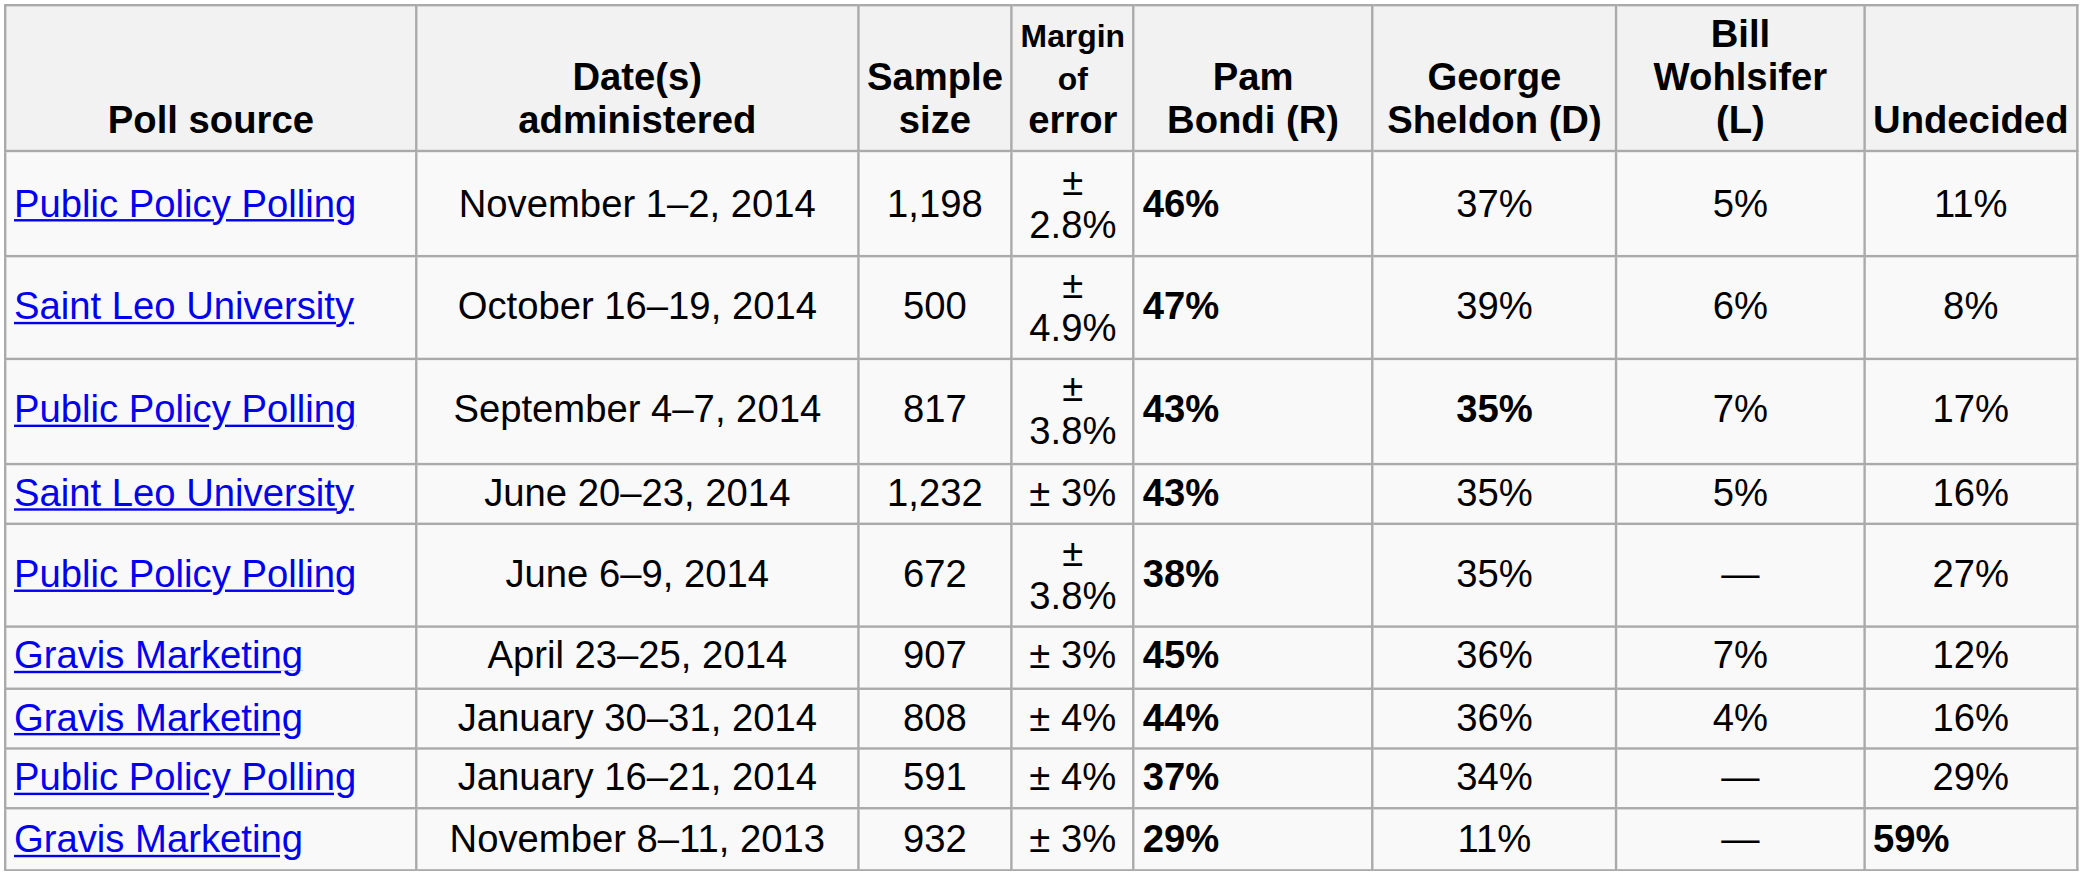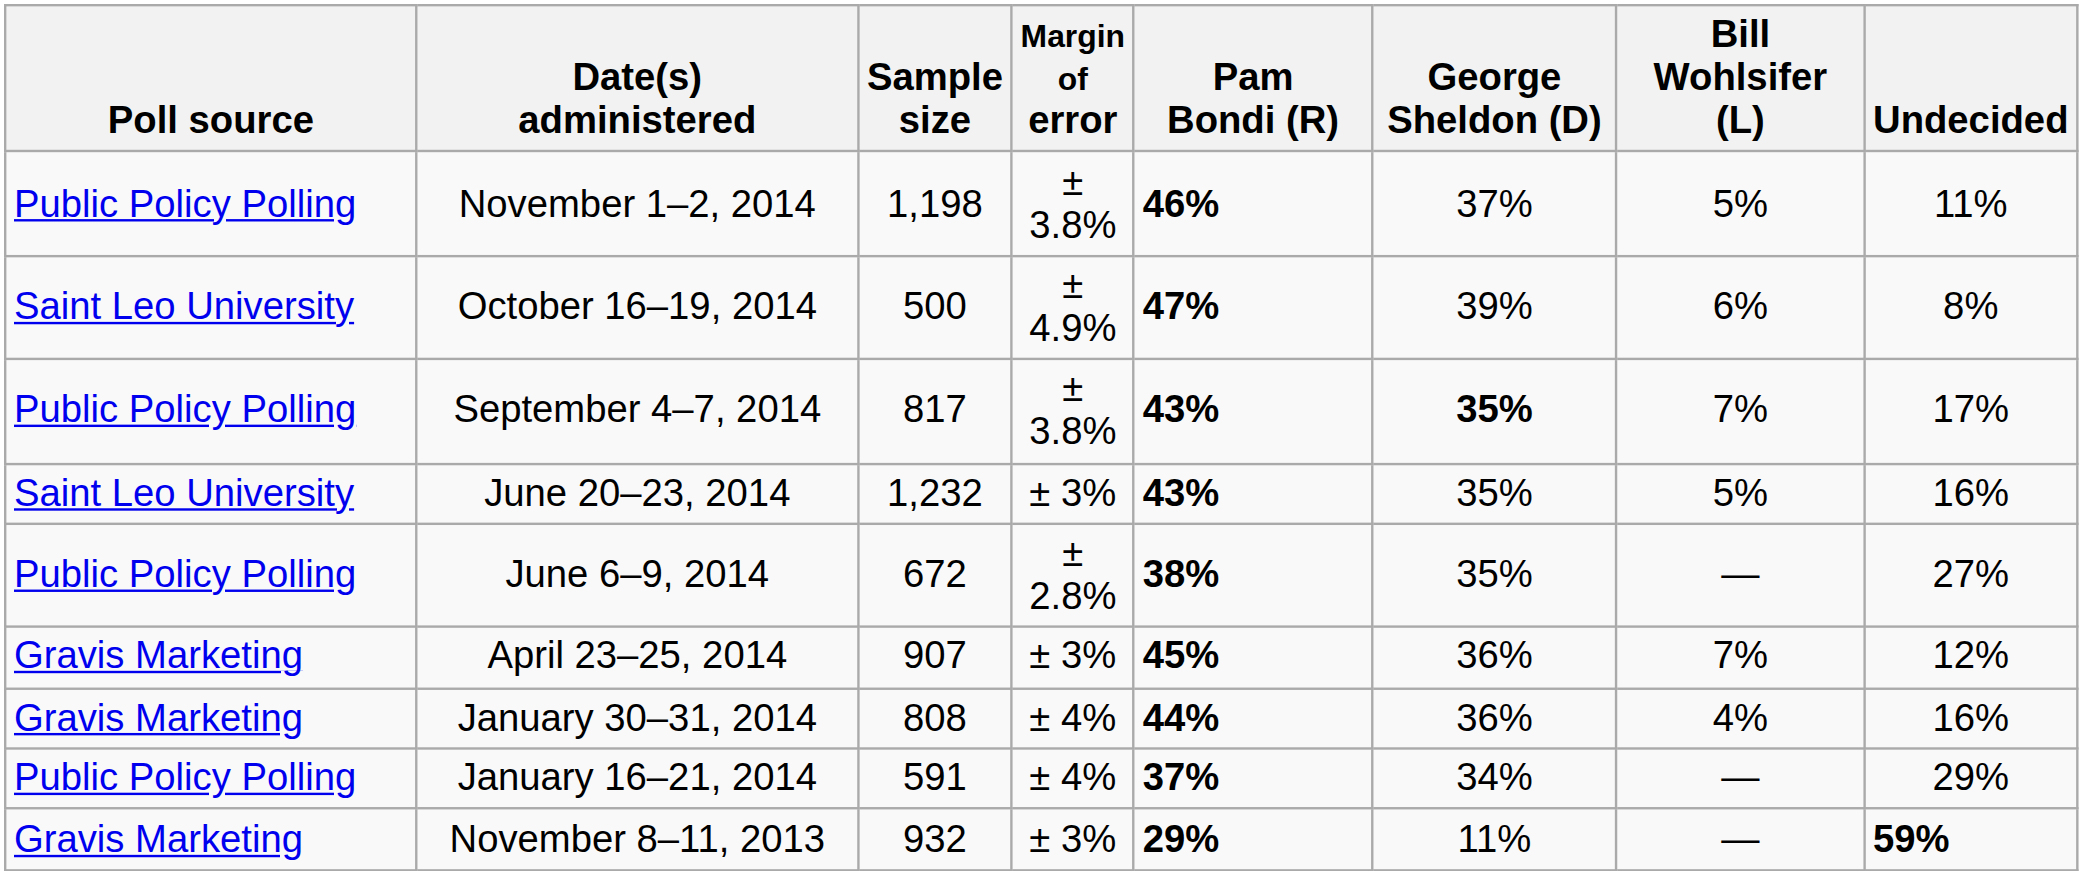(1073, 203) ± 2.8% -> (1073, 203) ± 3.8%
(1073, 574) ± 3.8% -> (1073, 574) ± 2.8%
